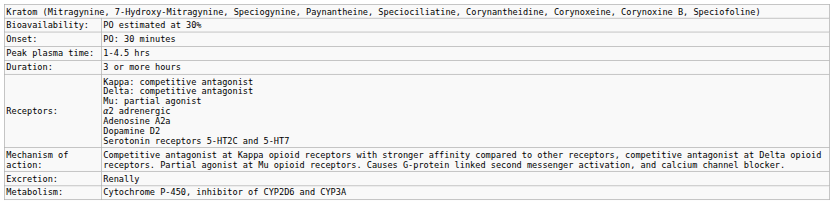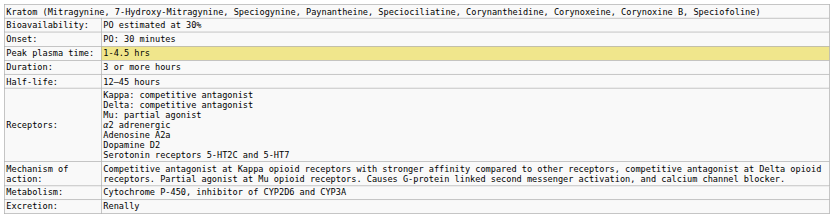(127, 53) no background -> (127, 53) khaki background
+ row: (32, 81)
rows swapped: (35, 192) <-> (32, 179)
